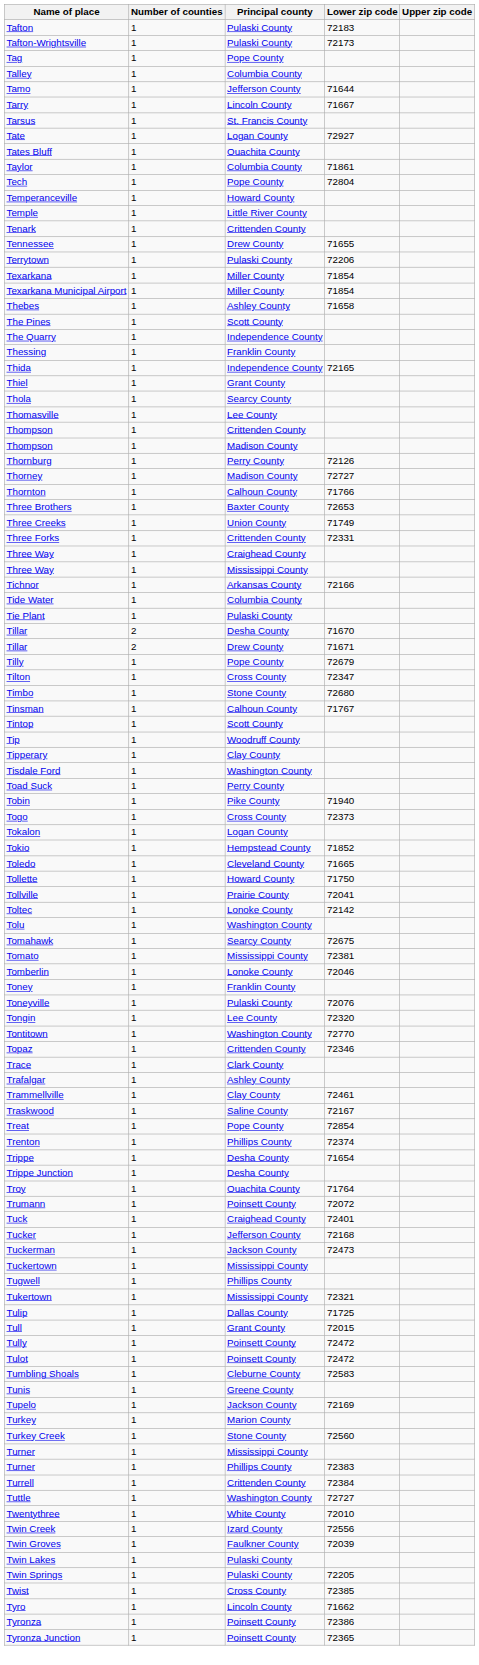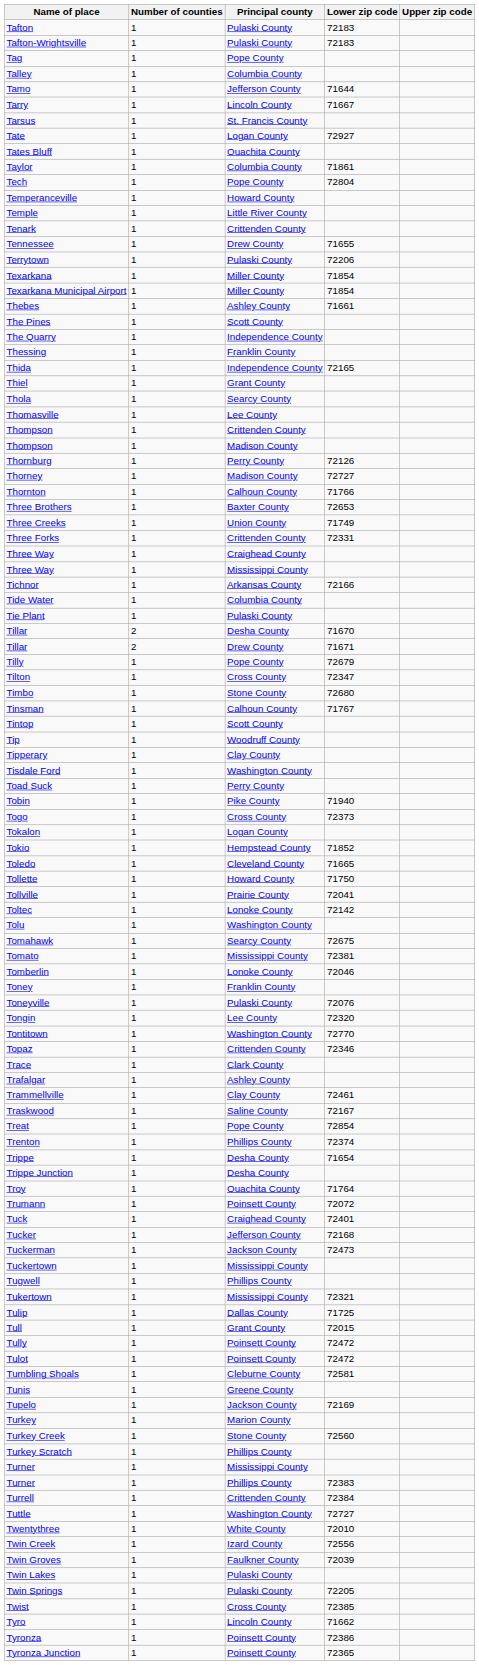(341, 43) 72173 -> (341, 43) 72183
(341, 306) 71658 -> (341, 306) 71661
(341, 1374) 72583 -> (341, 1374) 72581
+ row: (39, 1451)
